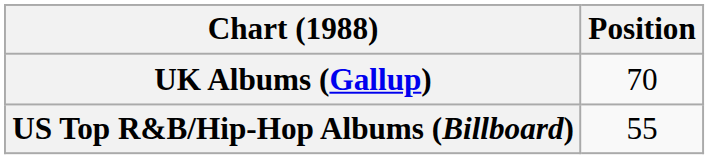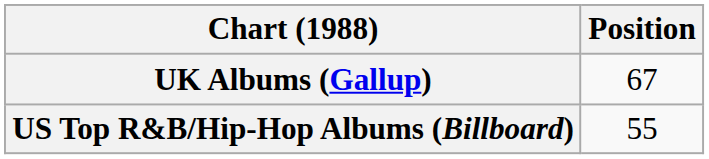(642, 78) 70 -> (642, 78) 67
